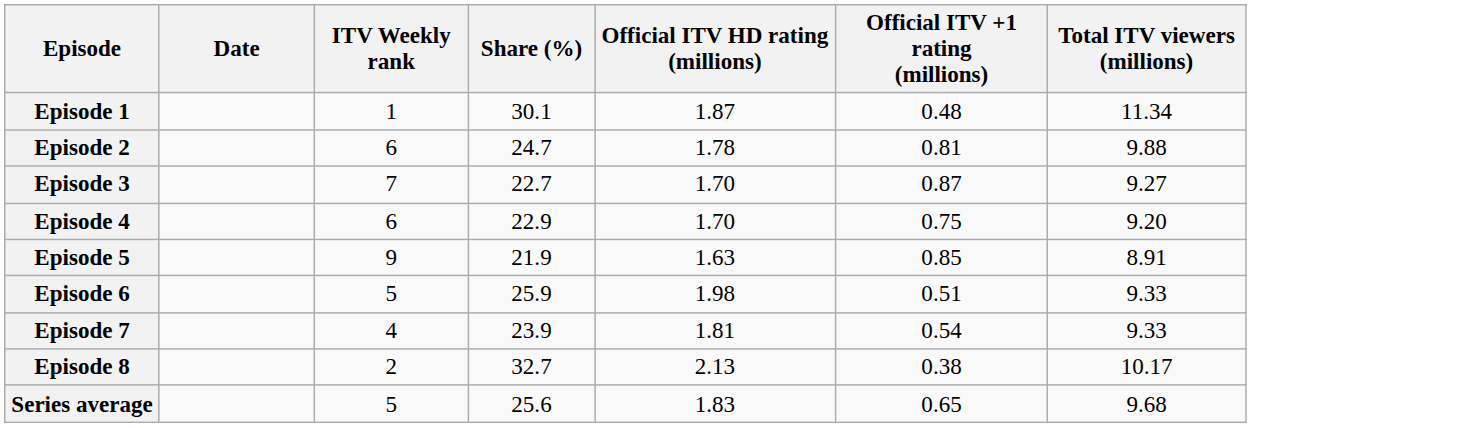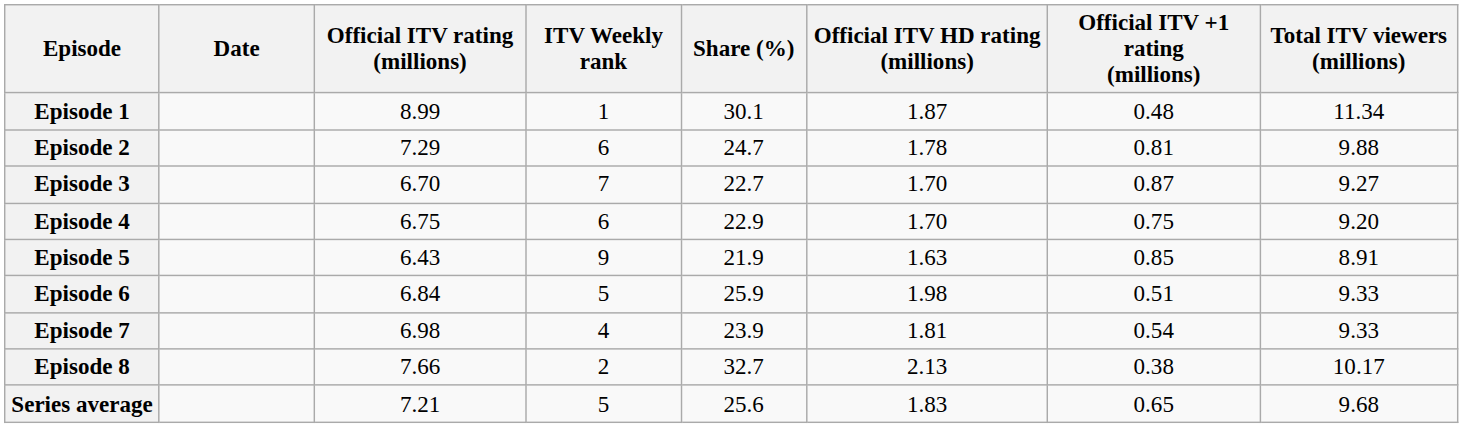+ column: (420, 48)
